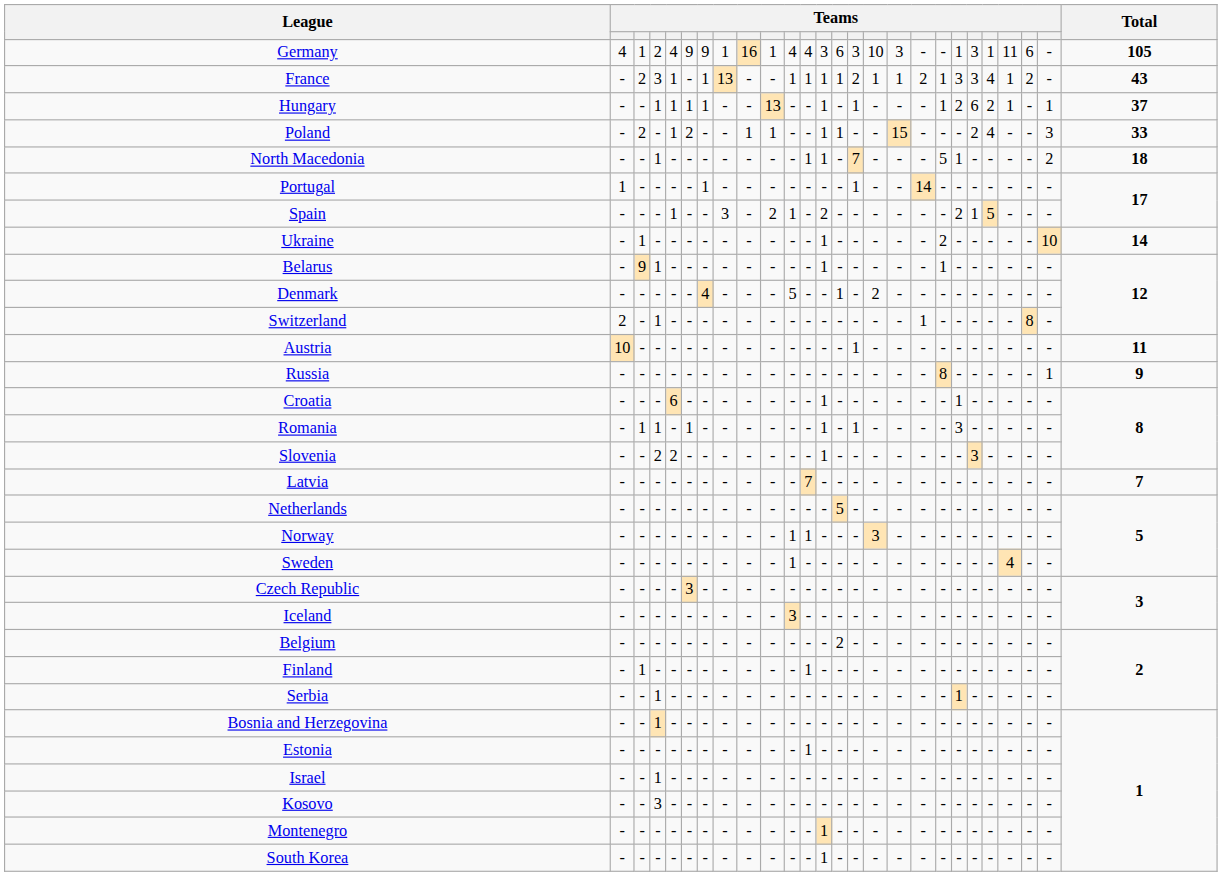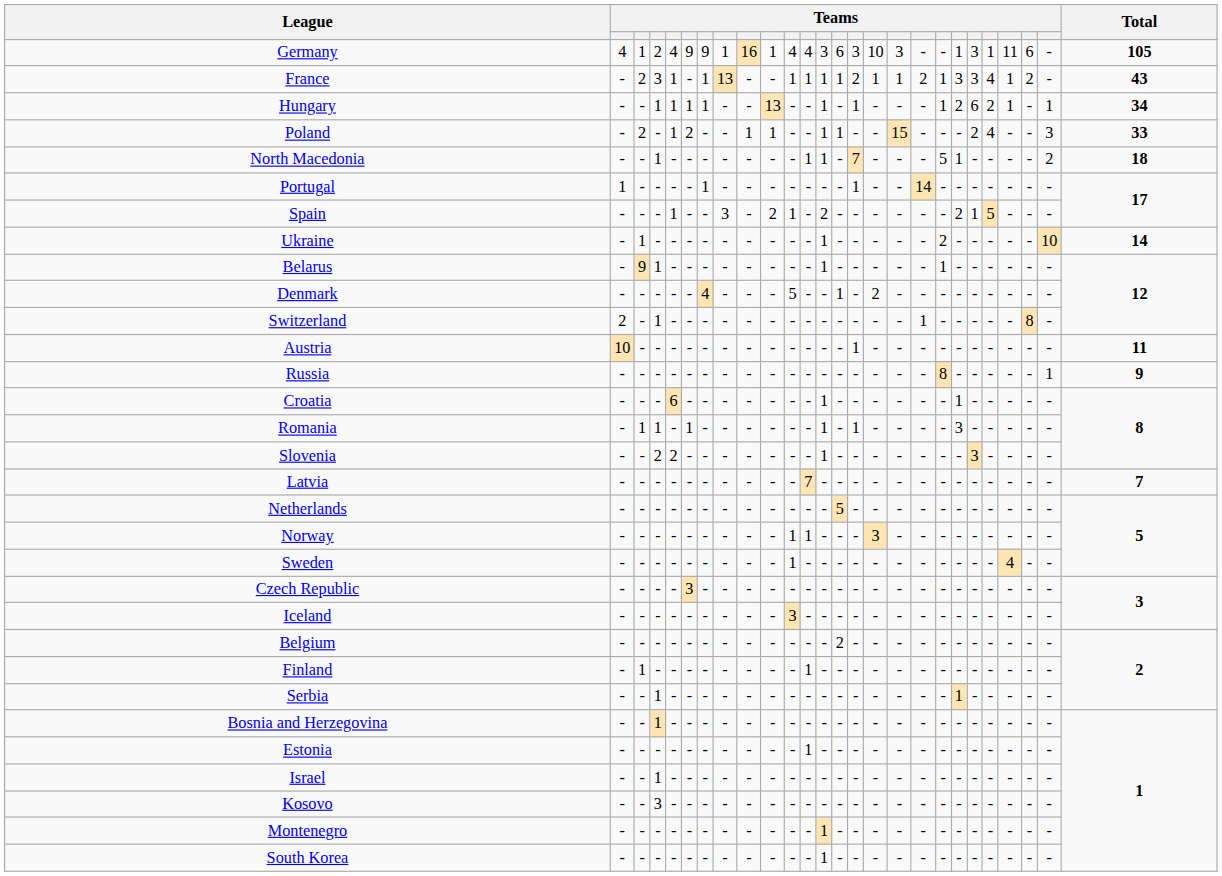(1139, 106) 37 -> (1139, 106) 34
